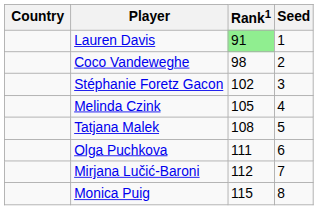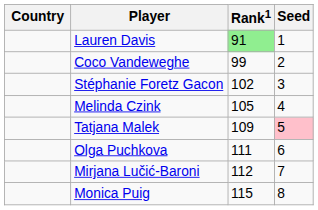(239, 62) 98 -> (239, 62) 99
(242, 128) 108 -> (242, 128) 109
(281, 128) no background -> (281, 128) pink background
